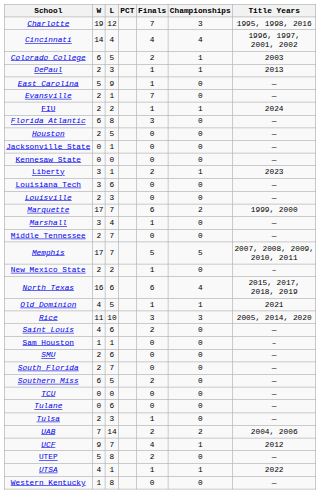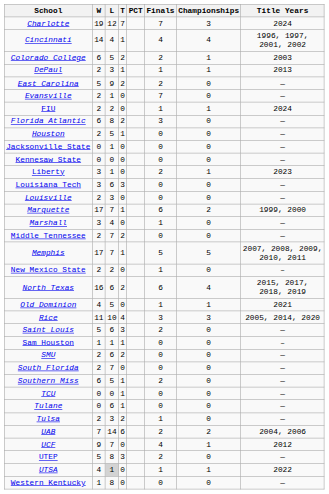+ column: (123, 11)
(274, 23) 1995, 1998, 2016 -> (283, 23) 2024
(152, 83) 1 -> (160, 83) 2
(99, 330) 4 -> (99, 330) 5
(112, 470) no background -> (112, 470) lightgrey background
